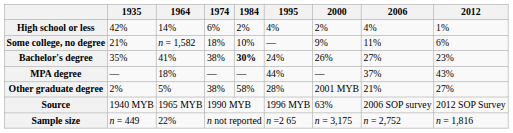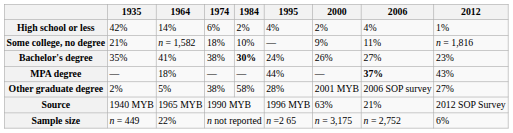(443, 43) 6% -> (455, 43) n = 1,816
(373, 74) normal -> (373, 74) bold
(373, 89) 21% -> (398, 89) 2006 SOP survey
(398, 105) 2006 SOP survey -> (373, 105) 21%
(455, 120) n = 1,816 -> (443, 120) 6%
